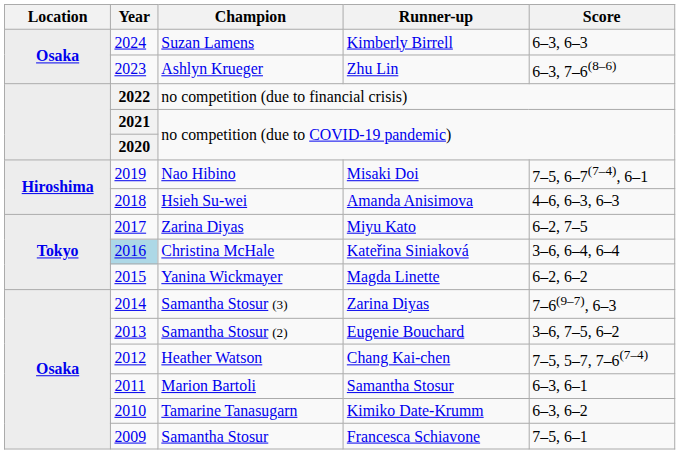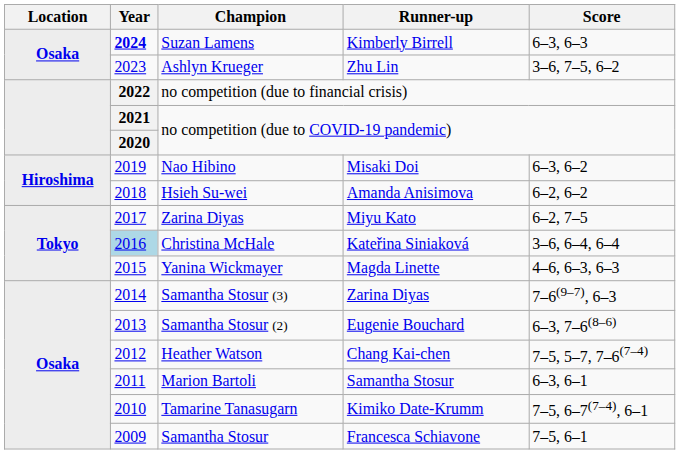(130, 42) normal -> (130, 42) bold
(574, 69) 6–3, 7–6(8–6) -> (576, 67) 3–6, 7–5, 6–2
(590, 174) 7–5, 6–7(7–4), 6–1 -> (560, 167) 6–3, 6–2
(576, 201) 4–6, 6–3, 6–3 -> (560, 192) 6–2, 6–2
(560, 276) 6–2, 6–2 -> (576, 268) 4–6, 6–3, 6–3
(576, 331) 3–6, 7–5, 6–2 -> (574, 324) 6–3, 7–6(8–6)
(560, 411) 6–3, 6–2 -> (590, 408) 7–5, 6–7(7–4), 6–1
